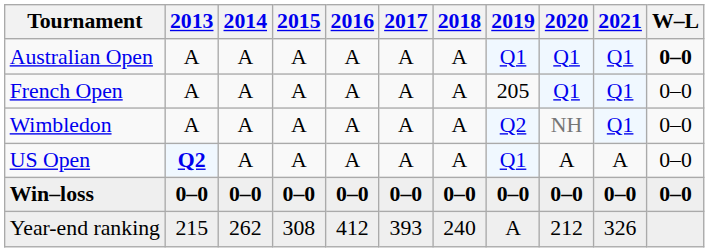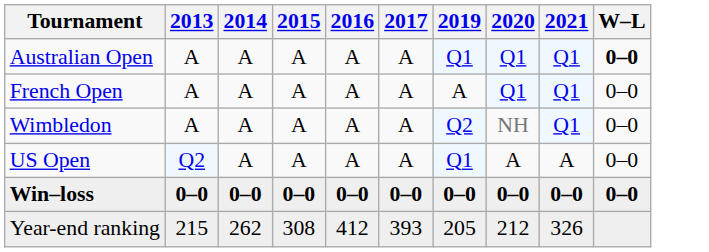- column: (459, 21)
(513, 90) 205 -> (459, 90) A
(192, 159) bold -> (192, 159) normal
(513, 228) A -> (459, 228) 205
